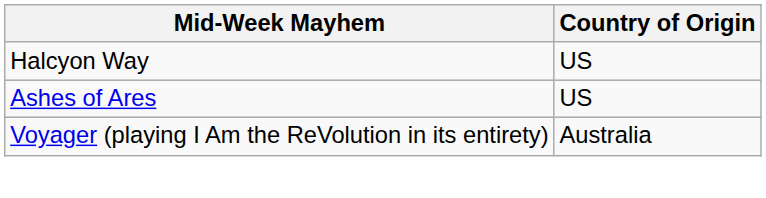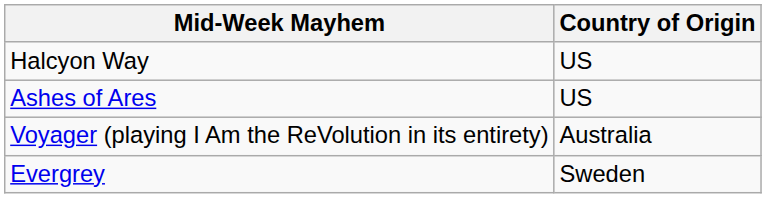+ row: (58, 173)
